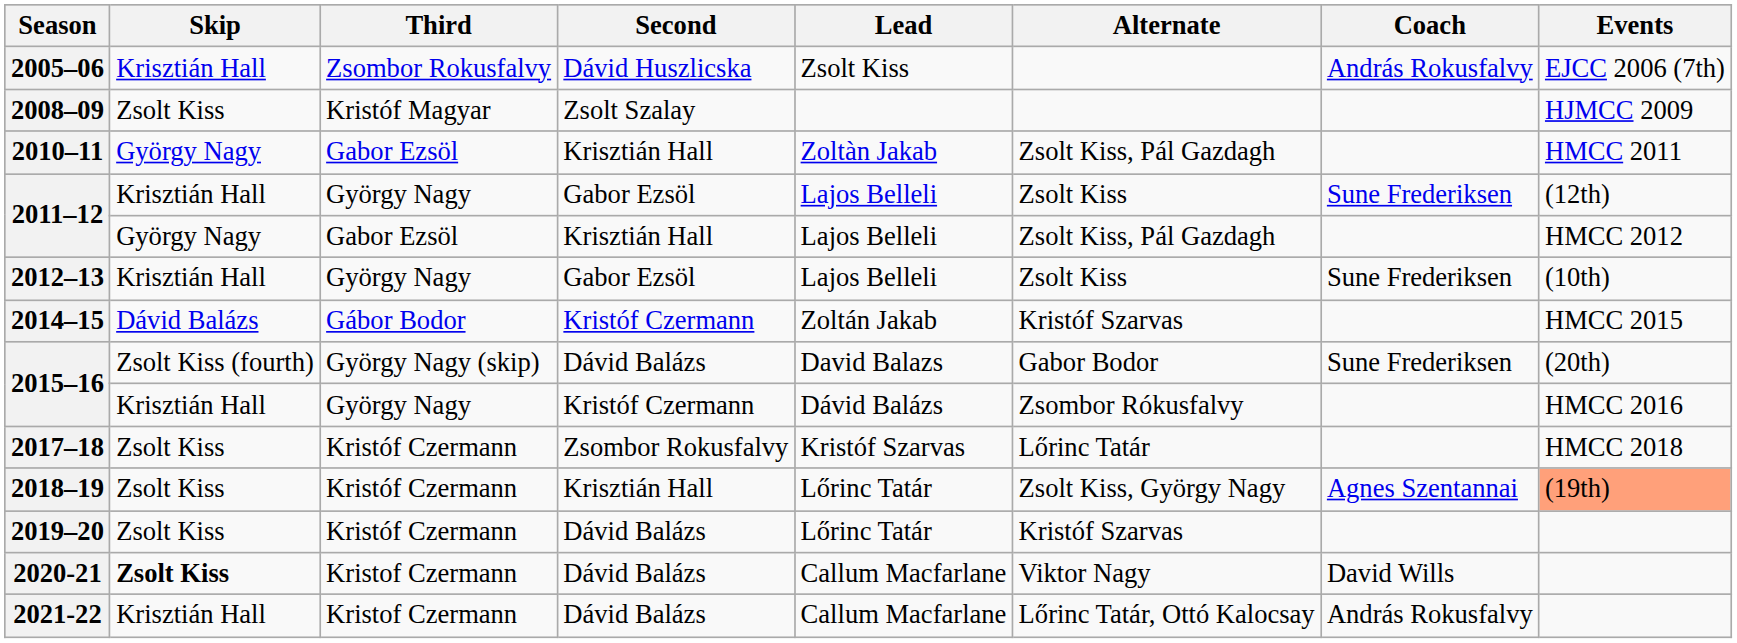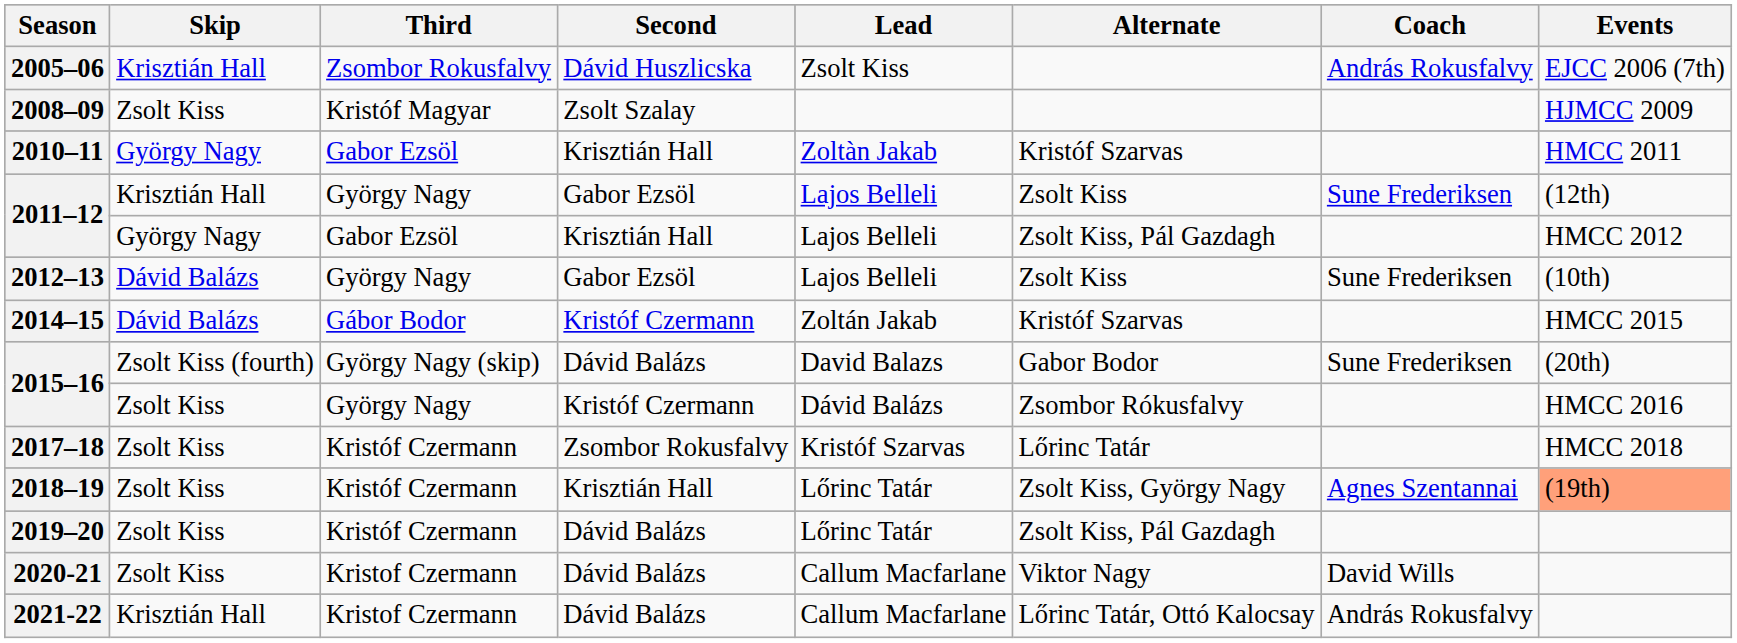(1147, 151) Zsolt Kiss, Pál Gazdagh -> (1101, 151) Kristóf Szarvas
(191, 278) Krisztián Hall -> (187, 278) Dávid Balázs
(191, 404) Krisztián Hall -> (170, 404) Zsolt Kiss
(1101, 531) Kristóf Szarvas -> (1147, 531) Zsolt Kiss, Pál Gazdagh
(173, 573) bold -> (170, 573) normal
